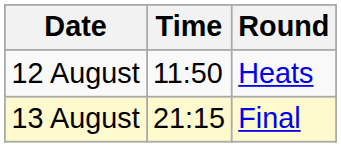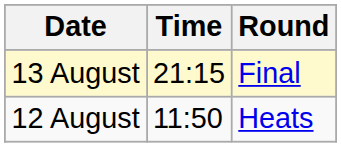rows swapped: (76, 73) <-> (76, 118)
